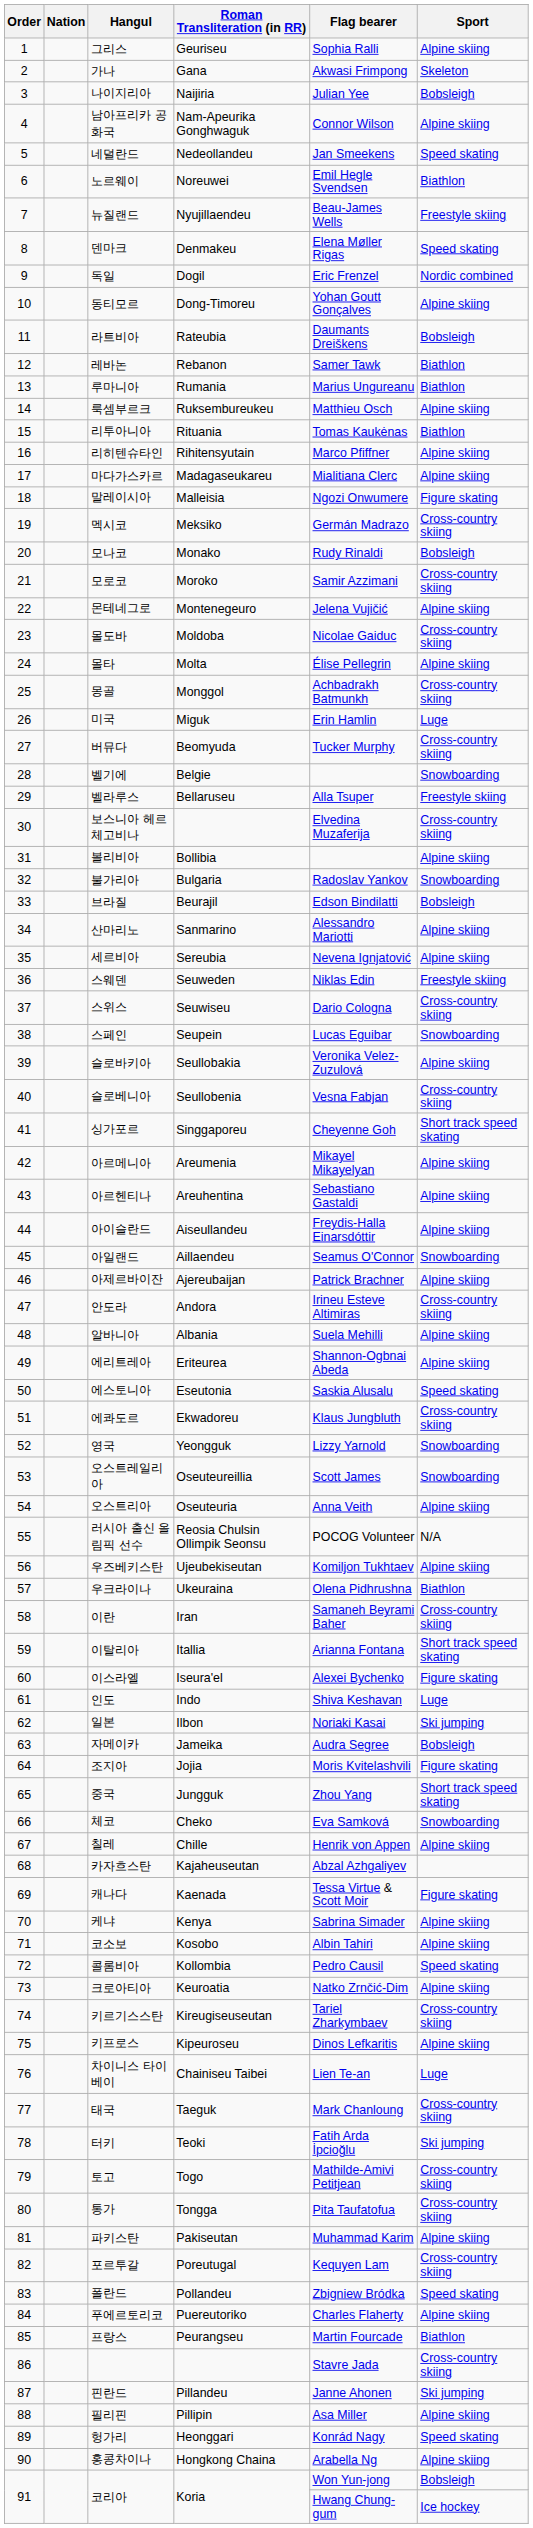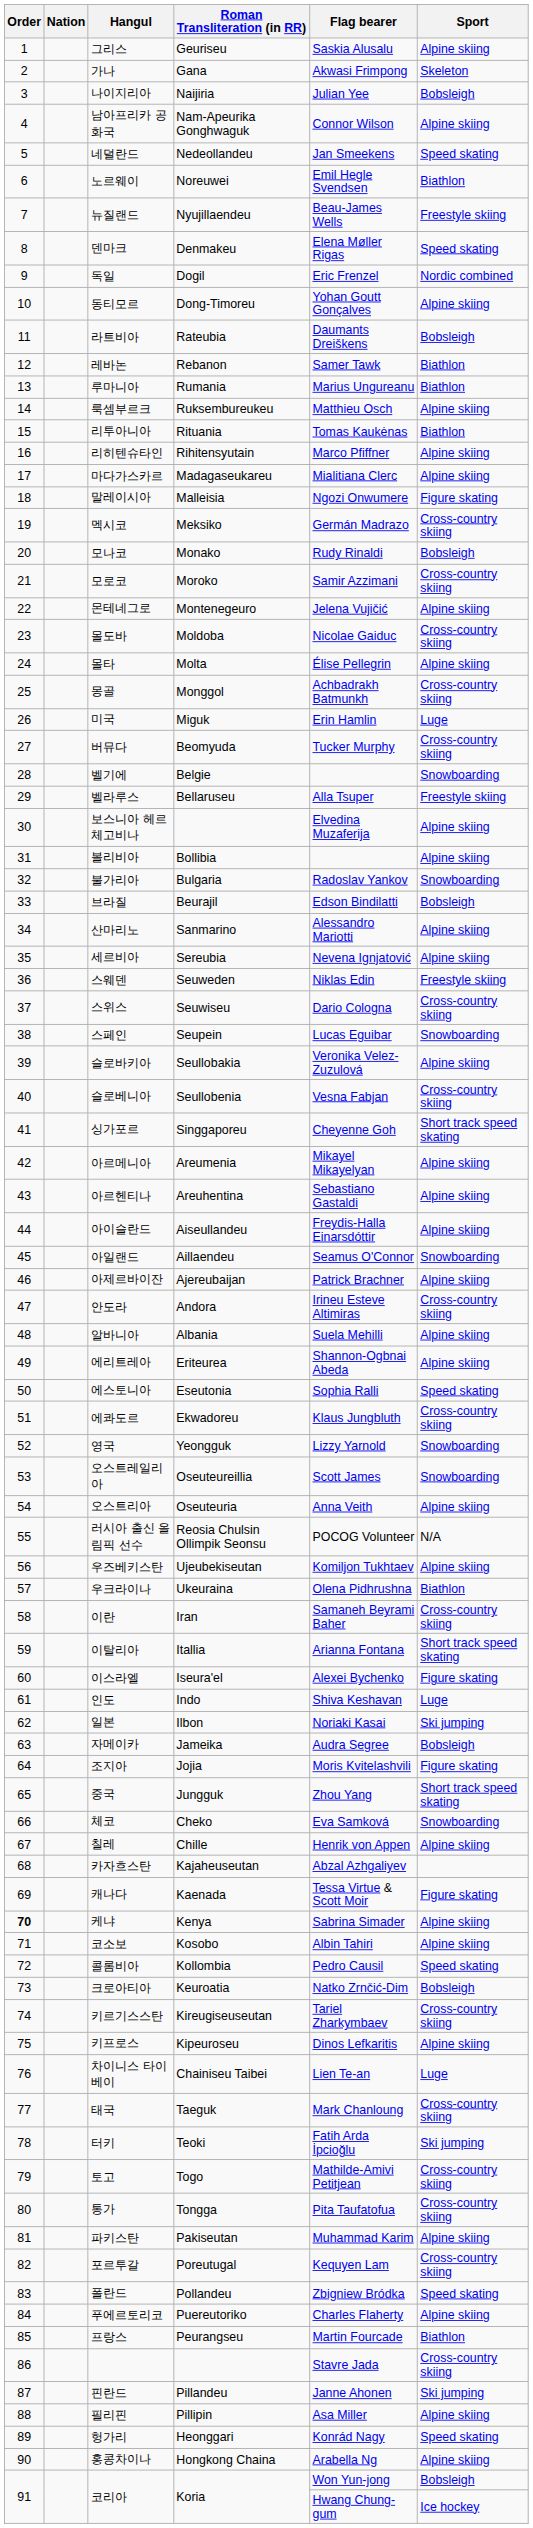(346, 49) Sophia Ralli -> (353, 49) Saskia Alusalu
(459, 828) Cross-country skiing -> (455, 828) Alpine skiing
(353, 1391) Saskia Alusalu -> (346, 1391) Sophia Ralli
(24, 1922) normal -> (24, 1922) bold
(455, 1989) Alpine skiing -> (447, 1989) Bobsleigh
